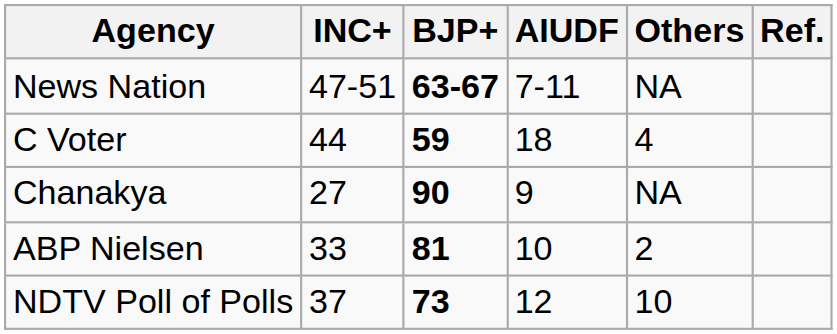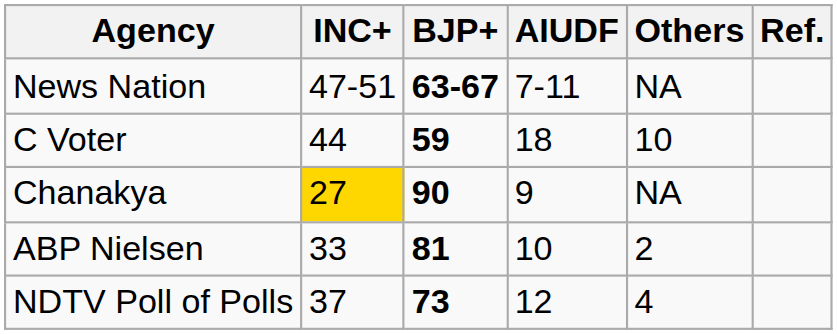(644, 139) 4 -> (653, 139) 10
(328, 193) no background -> (328, 193) gold background
(653, 301) 10 -> (644, 301) 4
